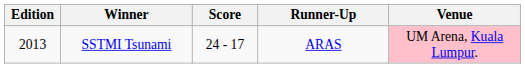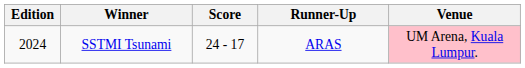(33, 44) 2013 -> (33, 44) 2024
